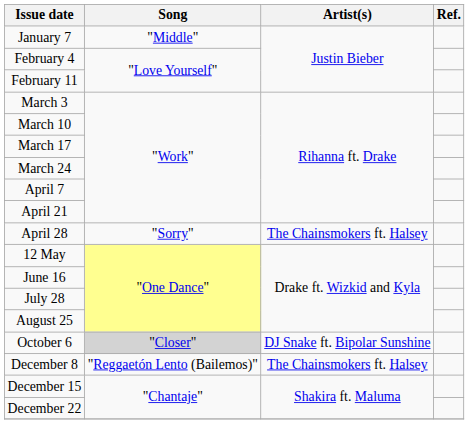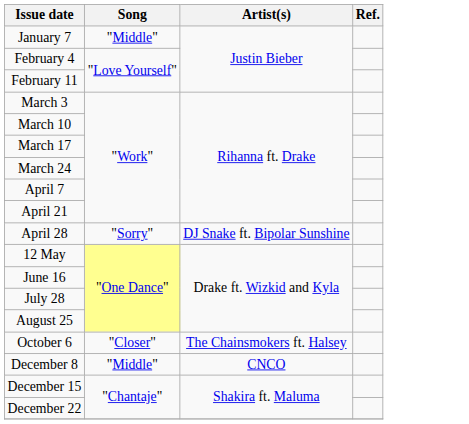(347, 233) The Chainsmokers ft. Halsey -> (266, 233) DJ Snake ft. Bipolar Sunshine
(173, 342) lightgrey background -> (132, 342) no background
(347, 342) DJ Snake ft. Bipolar Sunshine -> (266, 342) The Chainsmokers ft. Halsey
(173, 364) "Reggaetón Lento (Bailemos)" -> (132, 364) "Middle"
(347, 364) The Chainsmokers ft. Halsey -> (266, 364) CNCO
